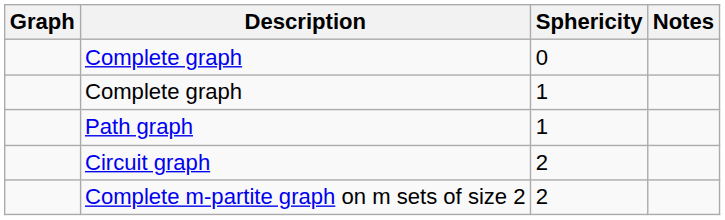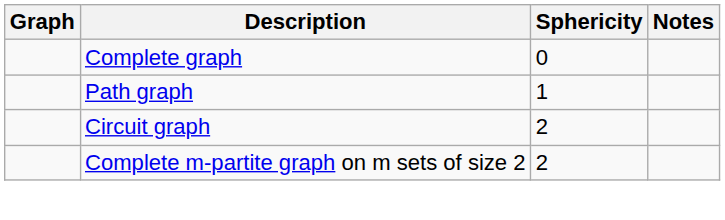- row: (164, 92)
